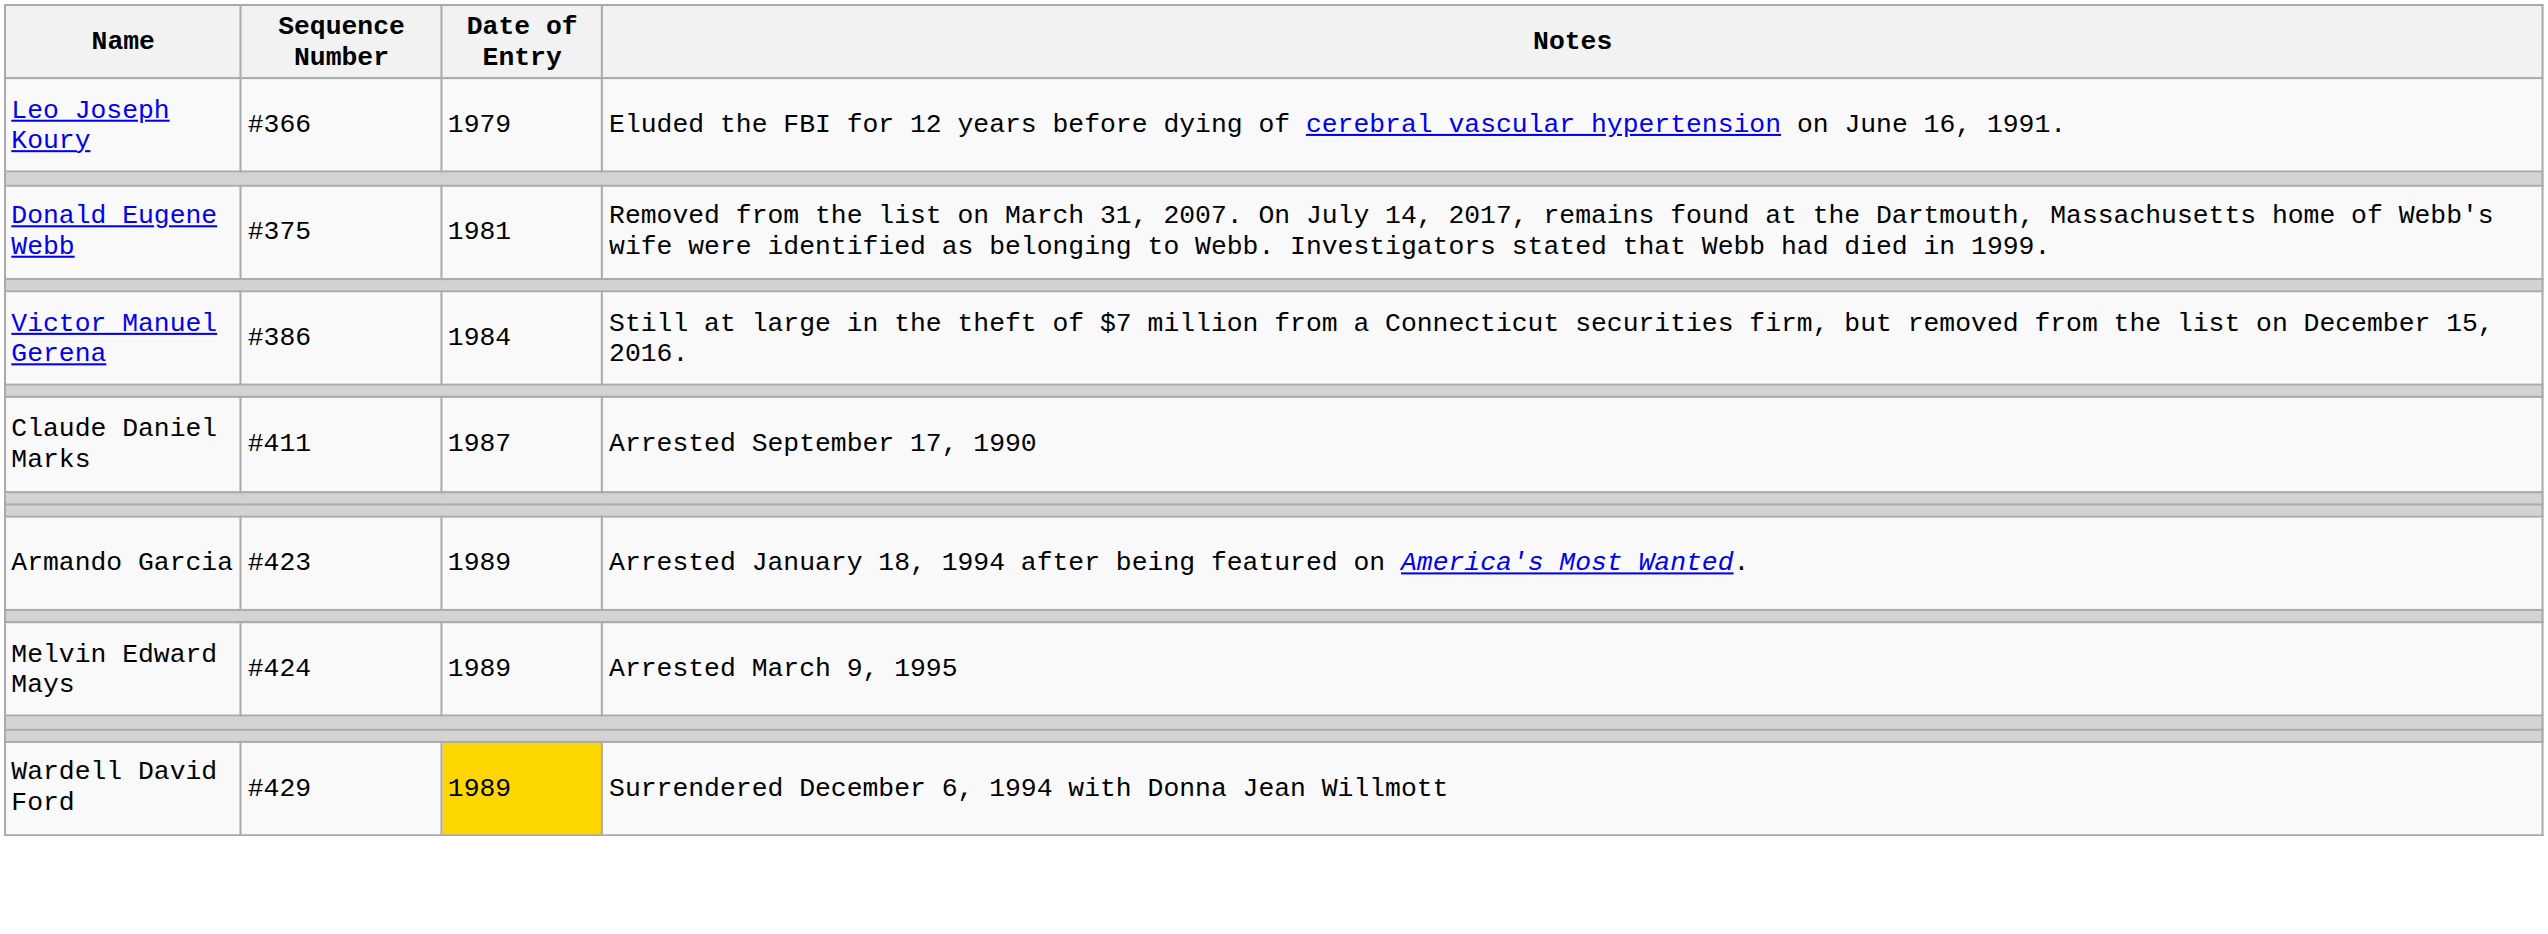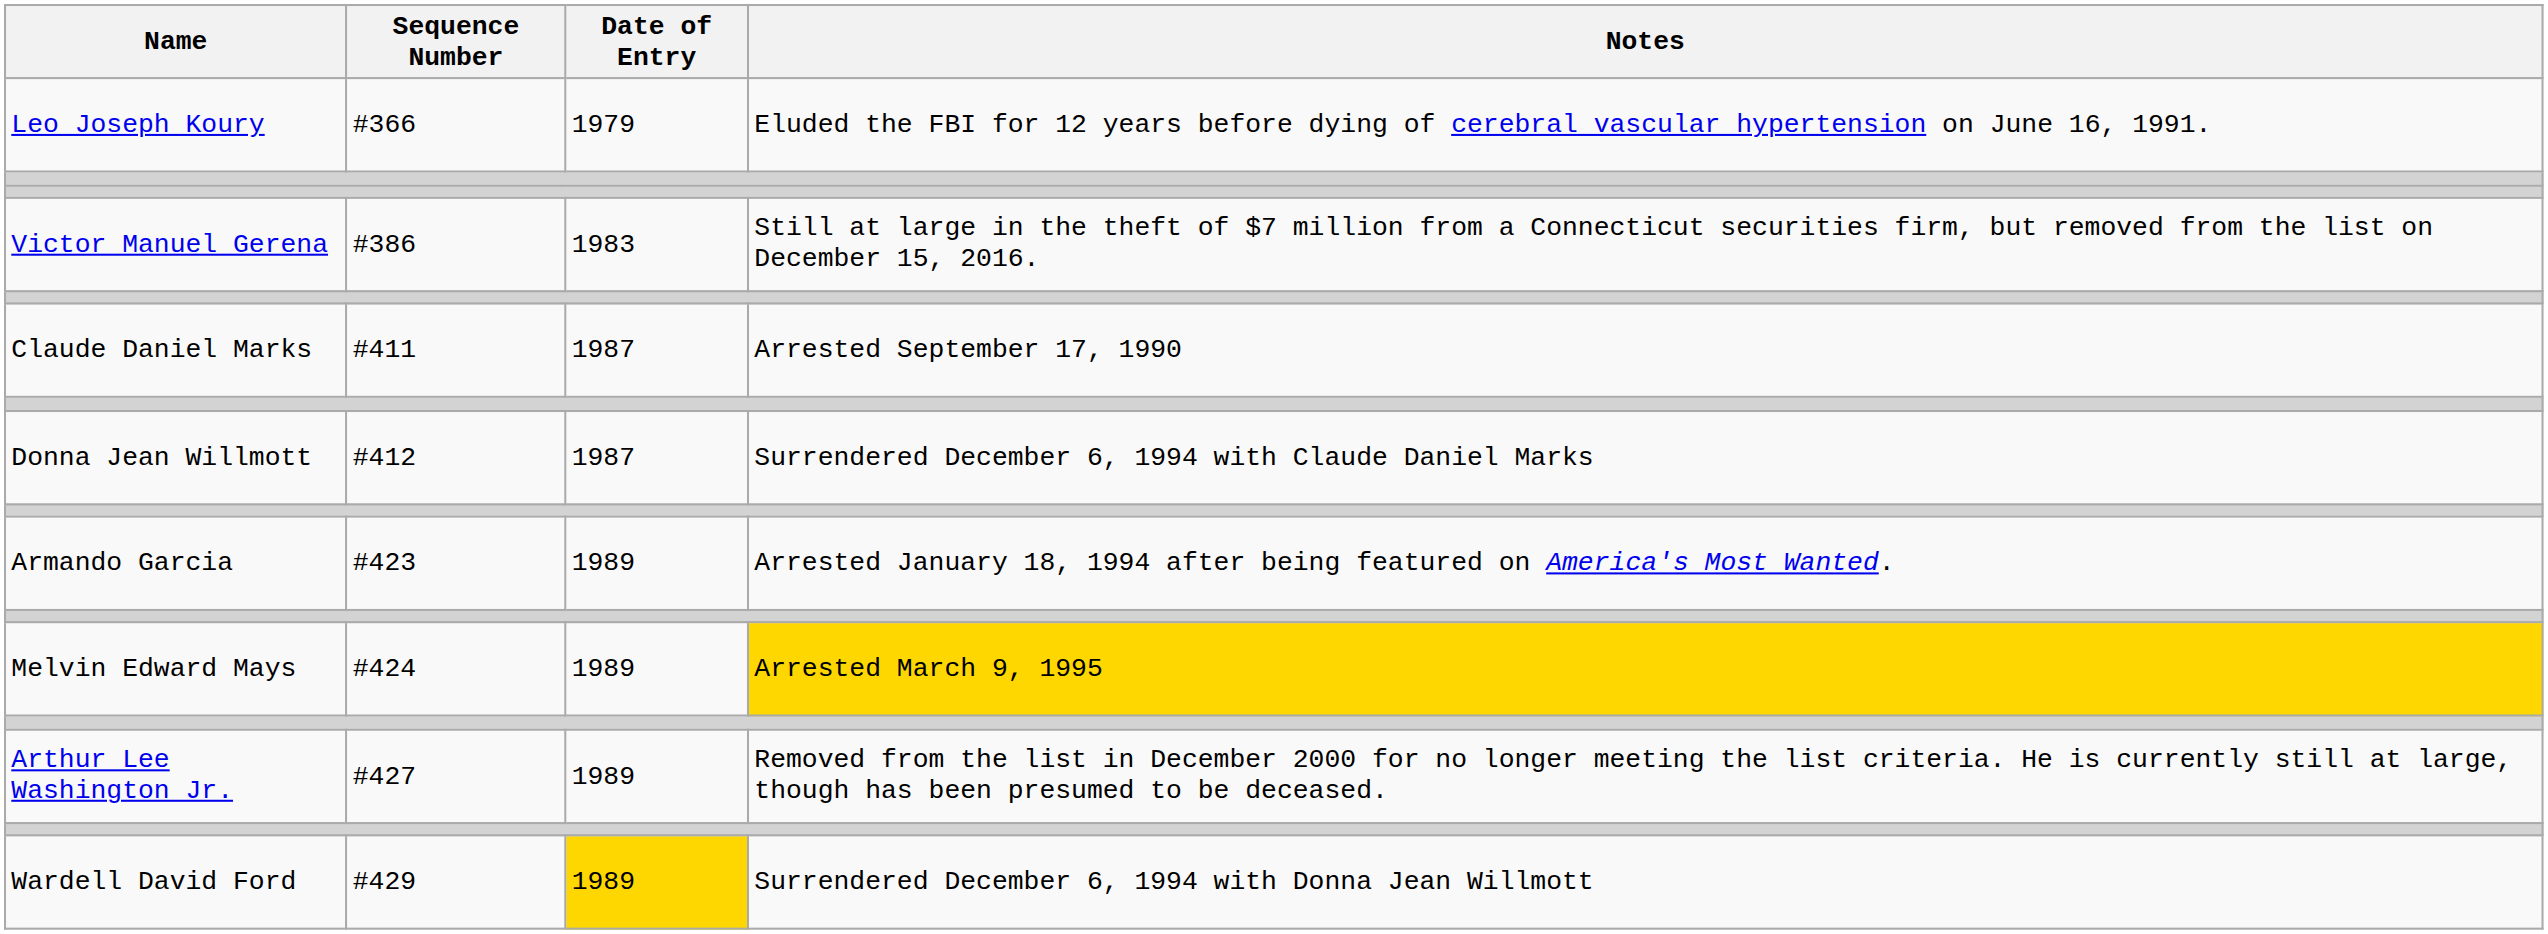- row: (114, 232)
(480, 338) 1984 -> (603, 244) 1983
+ row: (162, 457)
(783, 670) no background -> (929, 670) gold background
+ row: (122, 776)
